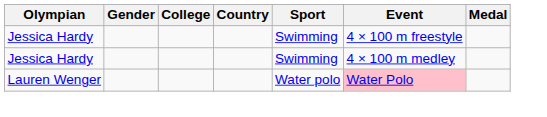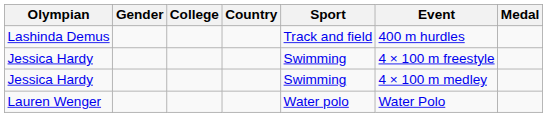+ row: (59, 36)
(380, 79) pink background -> (412, 101) no background
